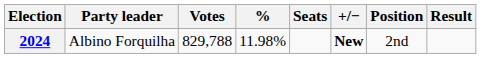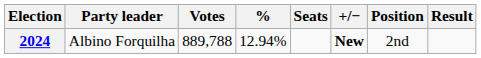(207, 41) 829,788 -> (207, 41) 889,788
(263, 41) 11.98% -> (263, 41) 12.94%
